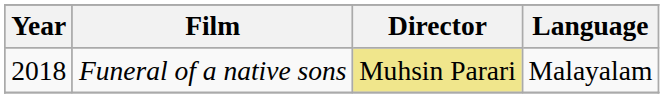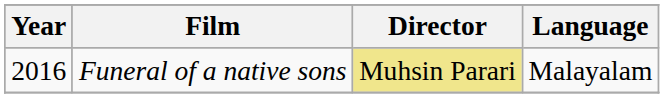(39, 69) 2018 -> (39, 69) 2016
